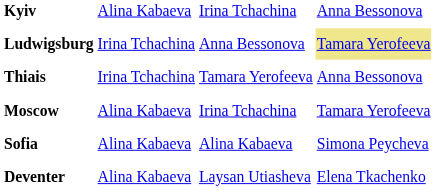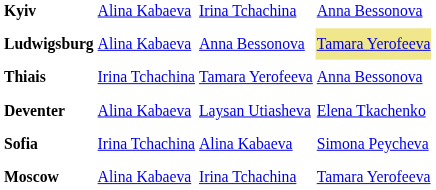(146, 43) Irina Tchachina -> (144, 43) Alina Kabaeva
rows swapped: (31, 110) <-> (34, 177)
(144, 143) Alina Kabaeva -> (146, 143) Irina Tchachina
